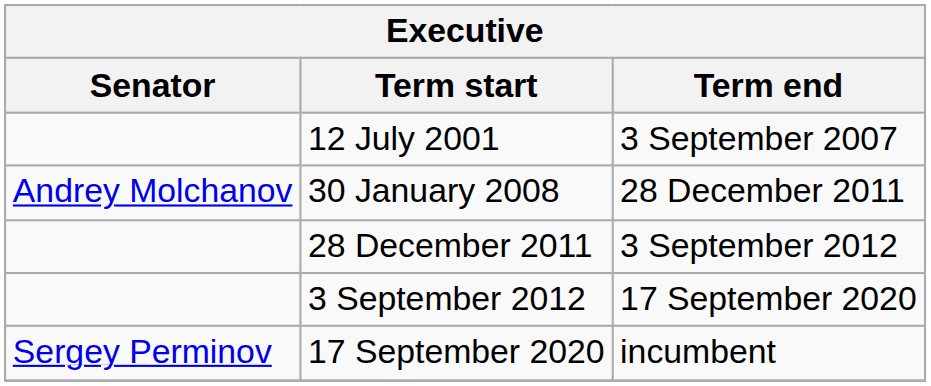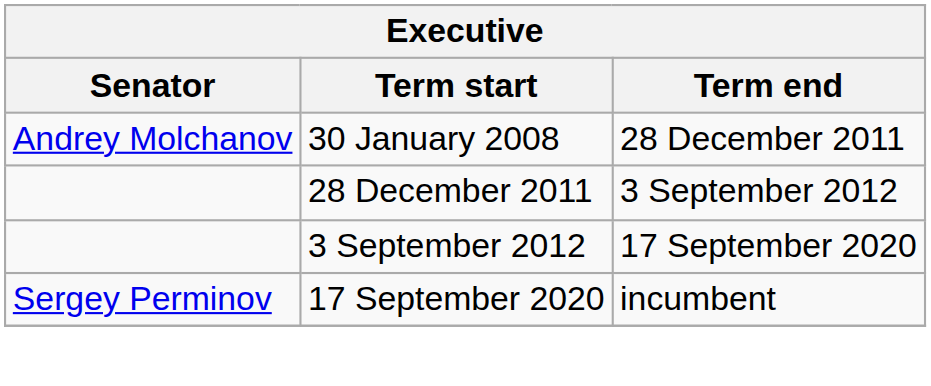- row: (404, 138)
